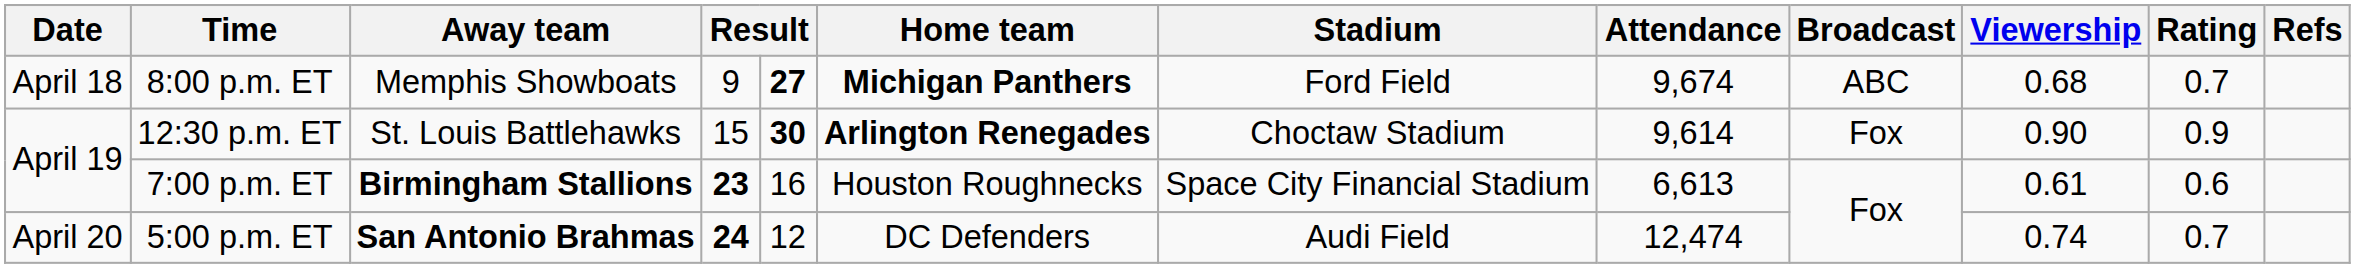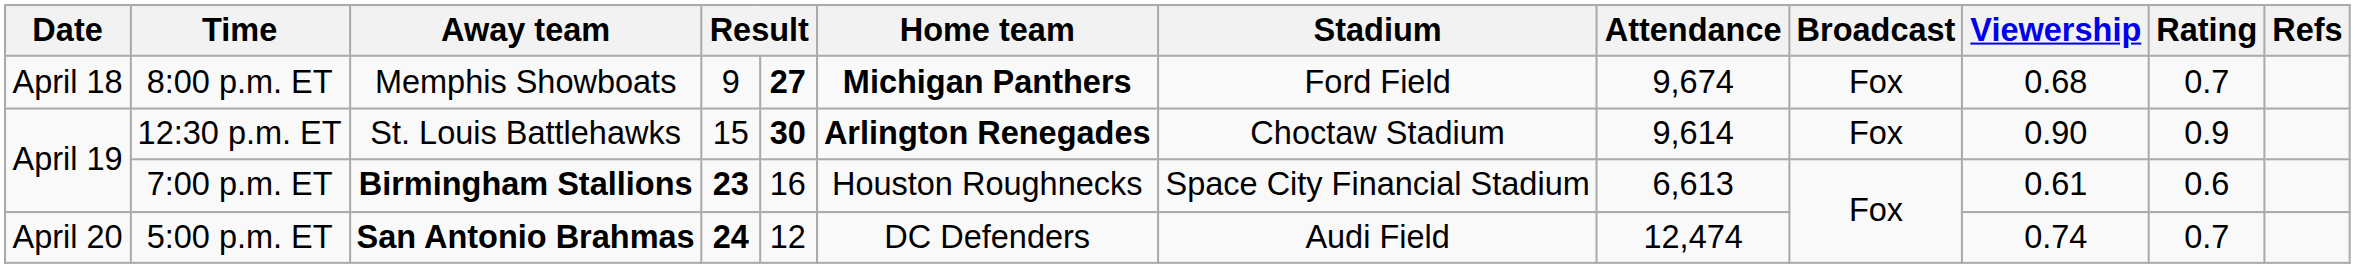(1876, 81) ABC -> (1876, 81) Fox
